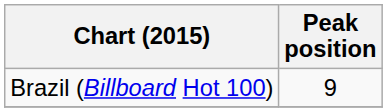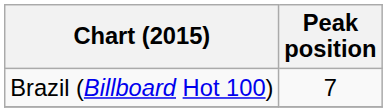(330, 87) 9 -> (330, 87) 7
